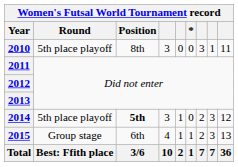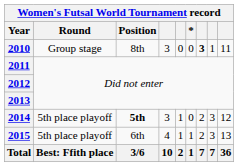(75, 48) 5th place playoff -> (75, 48) Group stage
(202, 48) normal -> (202, 48) bold
(75, 135) Group stage -> (75, 135) 5th place playoff
